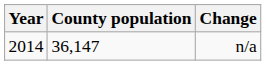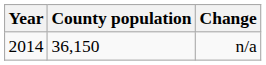(75, 45) 36,147 -> (75, 45) 36,150
